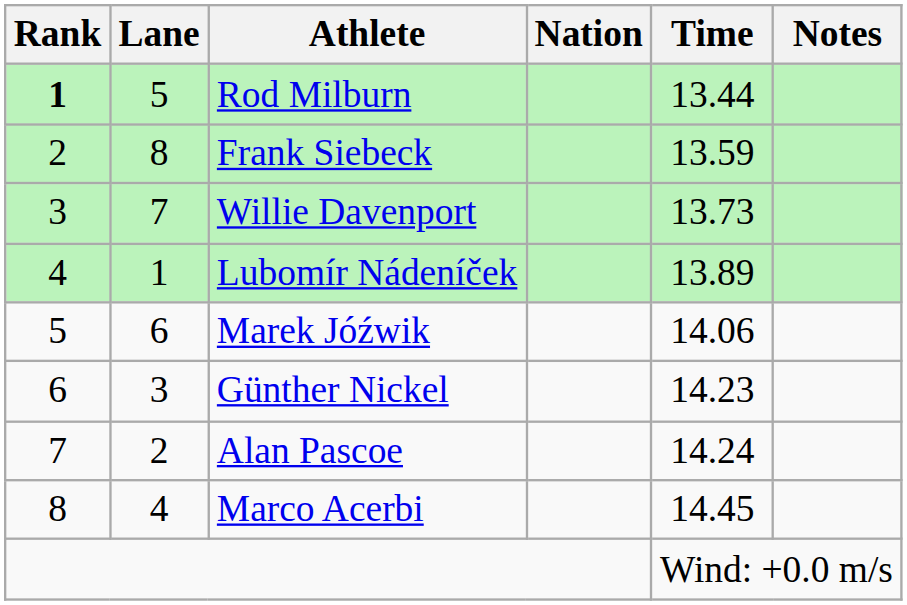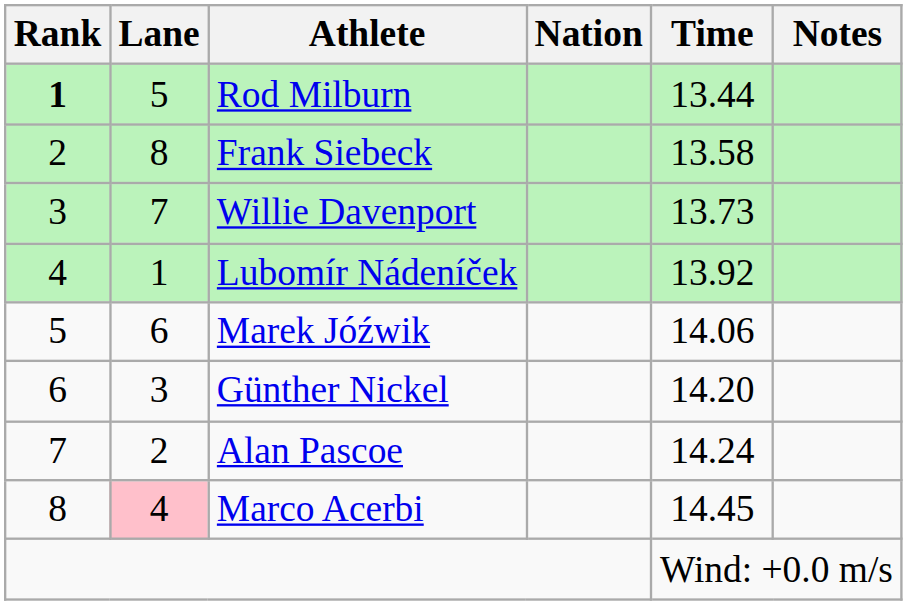(712, 152) 13.59 -> (712, 152) 13.58
(712, 271) 13.89 -> (712, 271) 13.92
(712, 390) 14.23 -> (712, 390) 14.20
(159, 509) no background -> (159, 509) pink background
